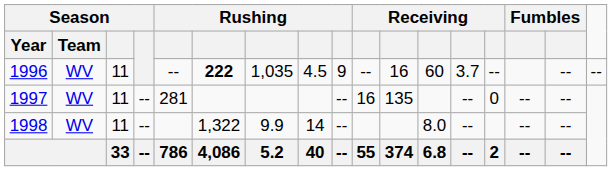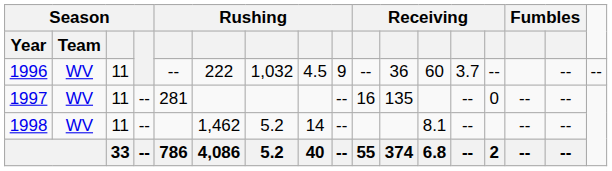(219, 71) bold -> (219, 71) normal
(272, 71) 1,035 -> (272, 71) 1,032
(399, 71) 16 -> (399, 71) 36
(219, 125) 1,322 -> (219, 125) 1,462
(272, 125) 9.9 -> (272, 125) 5.2
(435, 125) 8.0 -> (435, 125) 8.1
